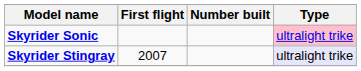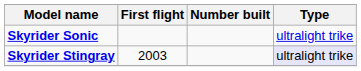(315, 36) pink background -> (315, 36) no background
(152, 56) 2007 -> (152, 56) 2003
